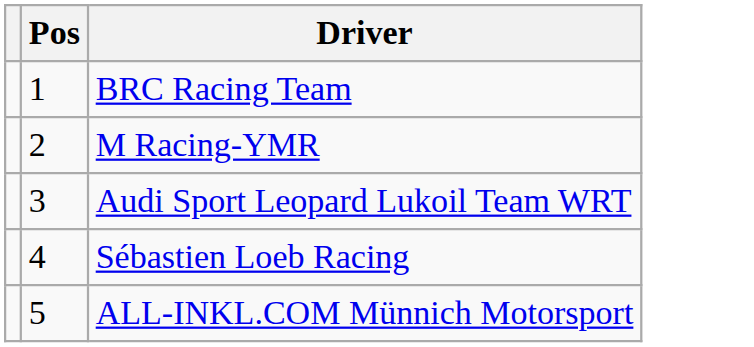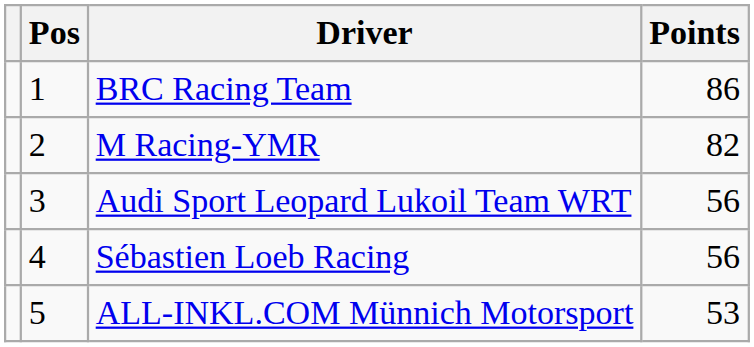+ column: (695, 32)
